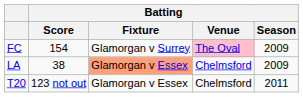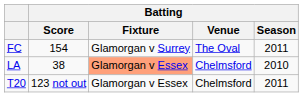(218, 48) pink background -> (218, 48) no background
(276, 48) 2009 -> (276, 48) 2011
(276, 65) 2009 -> (276, 65) 2010
